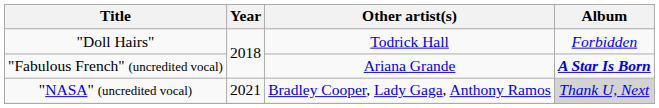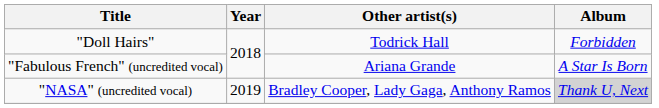(604, 66) bold -> (603, 66) normal
(246, 90) 2021 -> (246, 90) 2019
